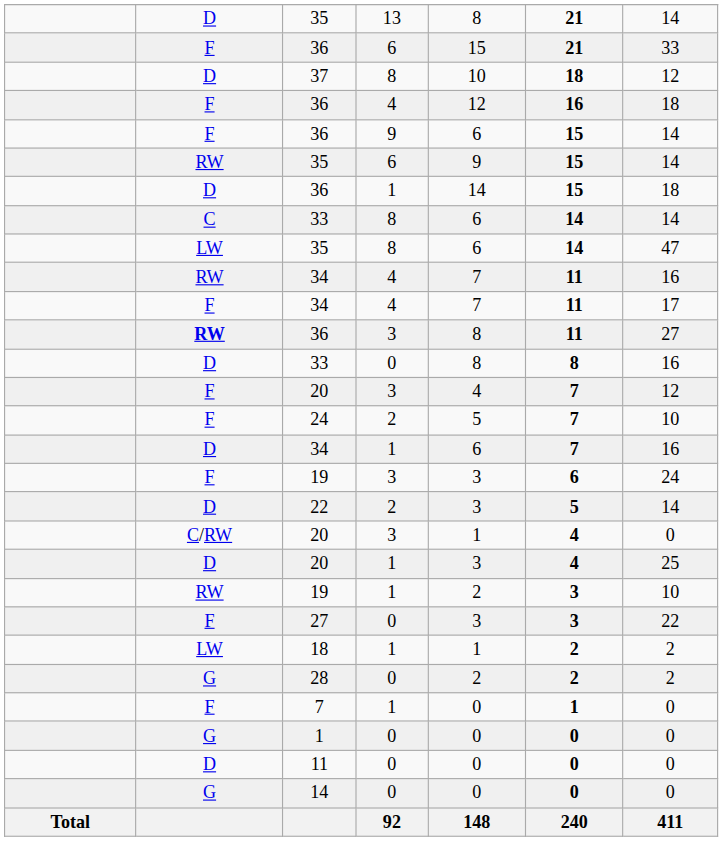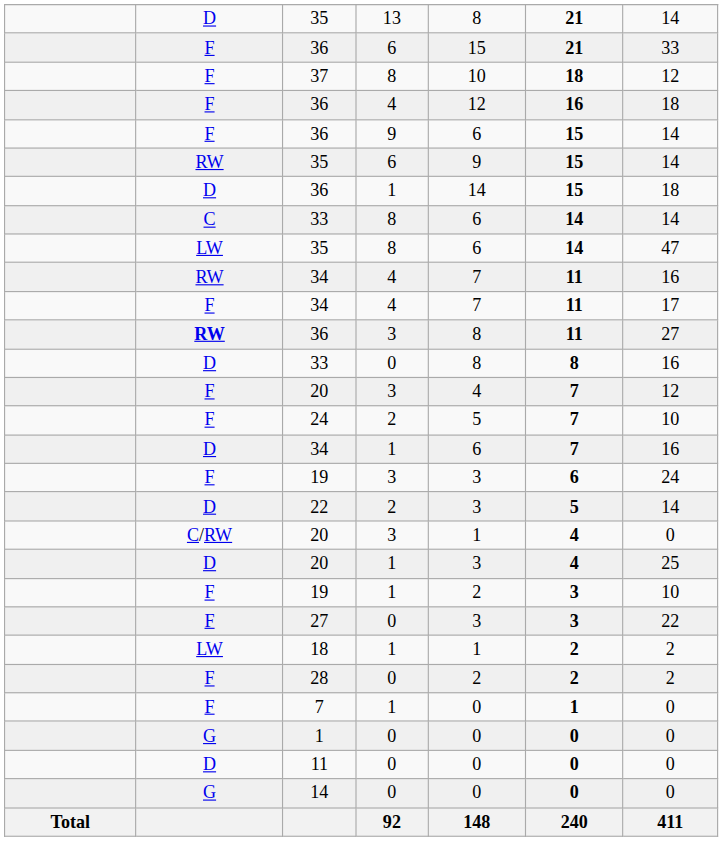(210, 76) D -> (210, 76) F
(210, 592) RW -> (210, 592) F
(210, 678) G -> (210, 678) F
